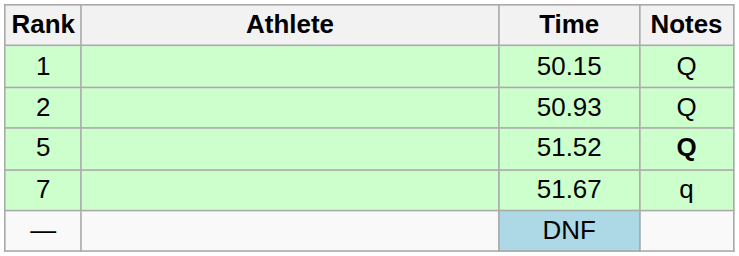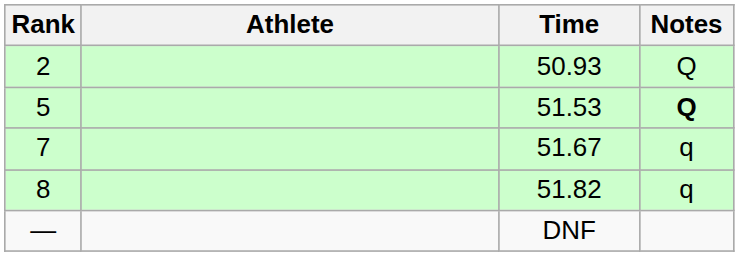- row: (43, 66)
(569, 148) 51.52 -> (569, 107) 51.53
+ row: (43, 189)
(569, 230) lightblue background -> (569, 230) no background
